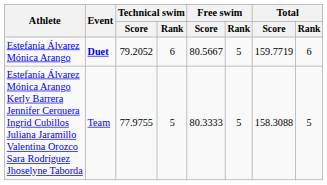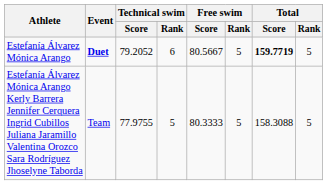(274, 52) normal -> (274, 52) bold
(309, 52) 6 -> (309, 52) 5
